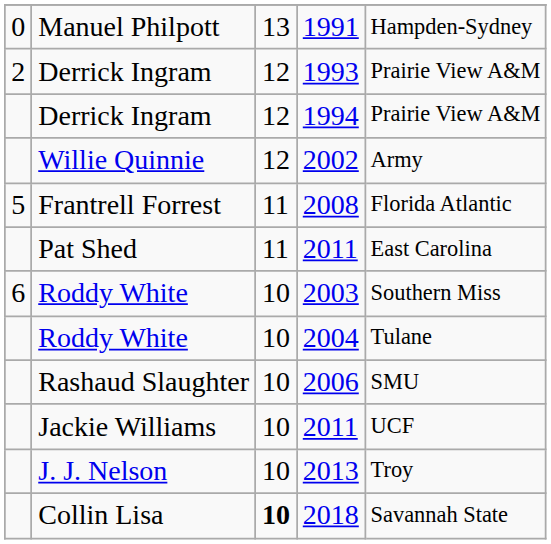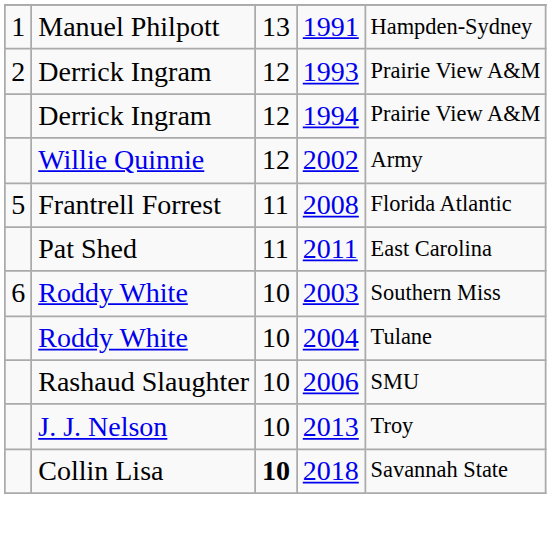(18, 26) 0 -> (18, 26) 1
- row: (127, 426)
